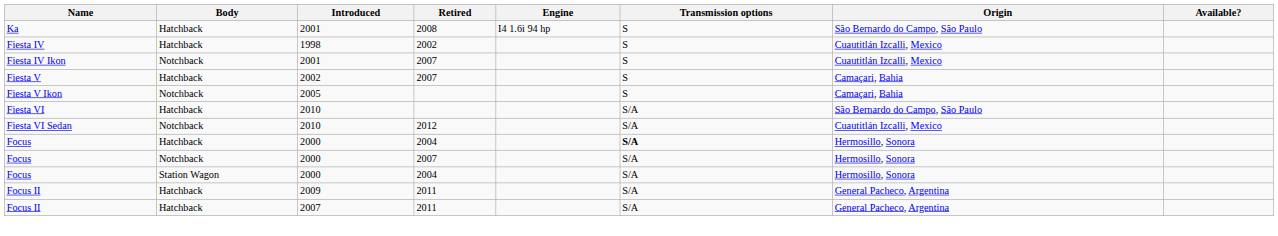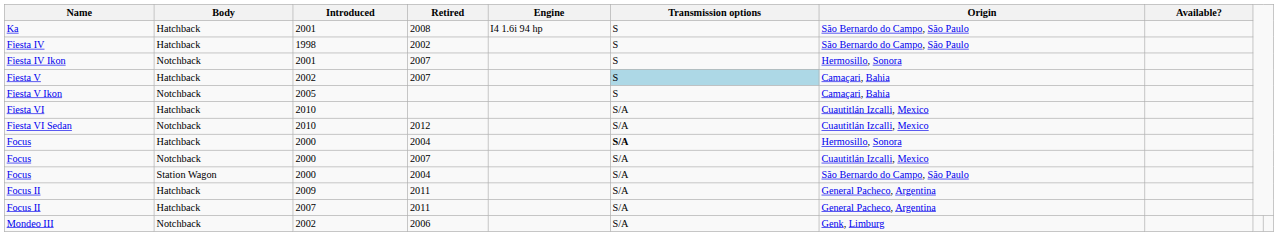(888, 45) Cuautitlán Izcalli, Mexico -> (895, 45) São Bernardo do Campo, São Paulo
(888, 61) Cuautitlán Izcalli, Mexico -> (862, 61) Hermosillo, Sonora
(625, 77) no background -> (615, 77) lightblue background
(908, 110) São Bernardo do Campo, São Paulo -> (875, 110) Cuautitlán Izcalli, Mexico
(875, 158) Hermosillo, Sonora -> (875, 158) Cuautitlán Izcalli, Mexico
(875, 175) Hermosillo, Sonora -> (895, 175) São Bernardo do Campo, São Paulo
+ row: (30, 223)
